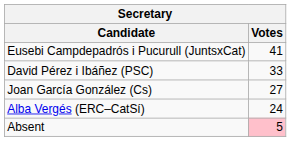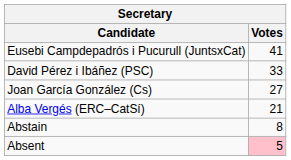(276, 109) 24 -> (276, 109) 21
+ row: (27, 128)
